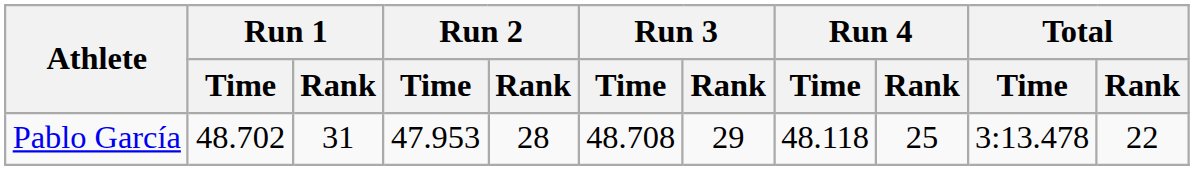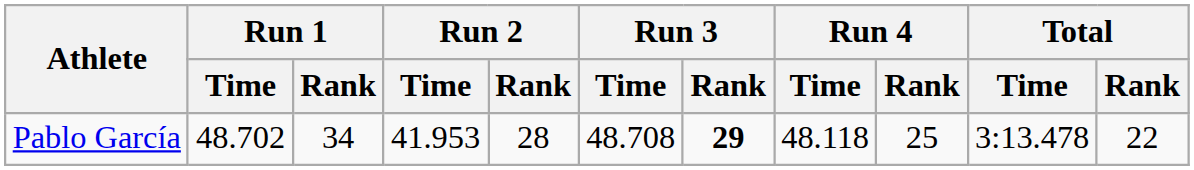(338, 138) 31 -> (338, 138) 34
(436, 138) 47.953 -> (436, 138) 41.953
(728, 138) normal -> (728, 138) bold
